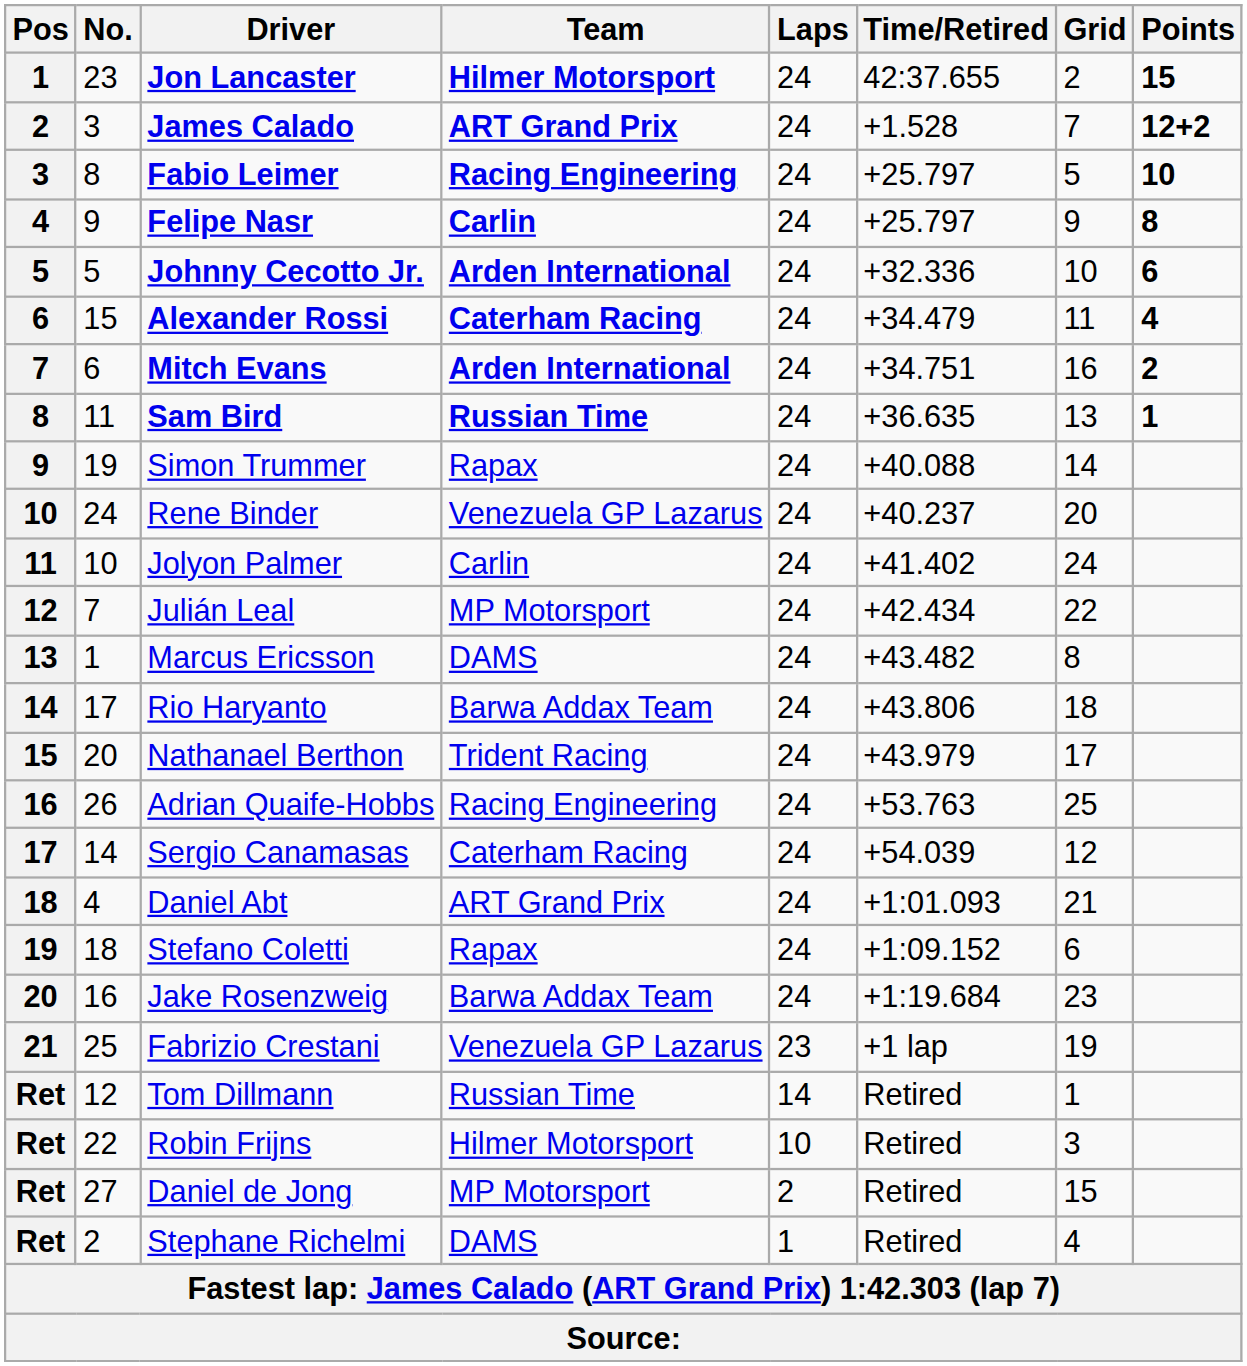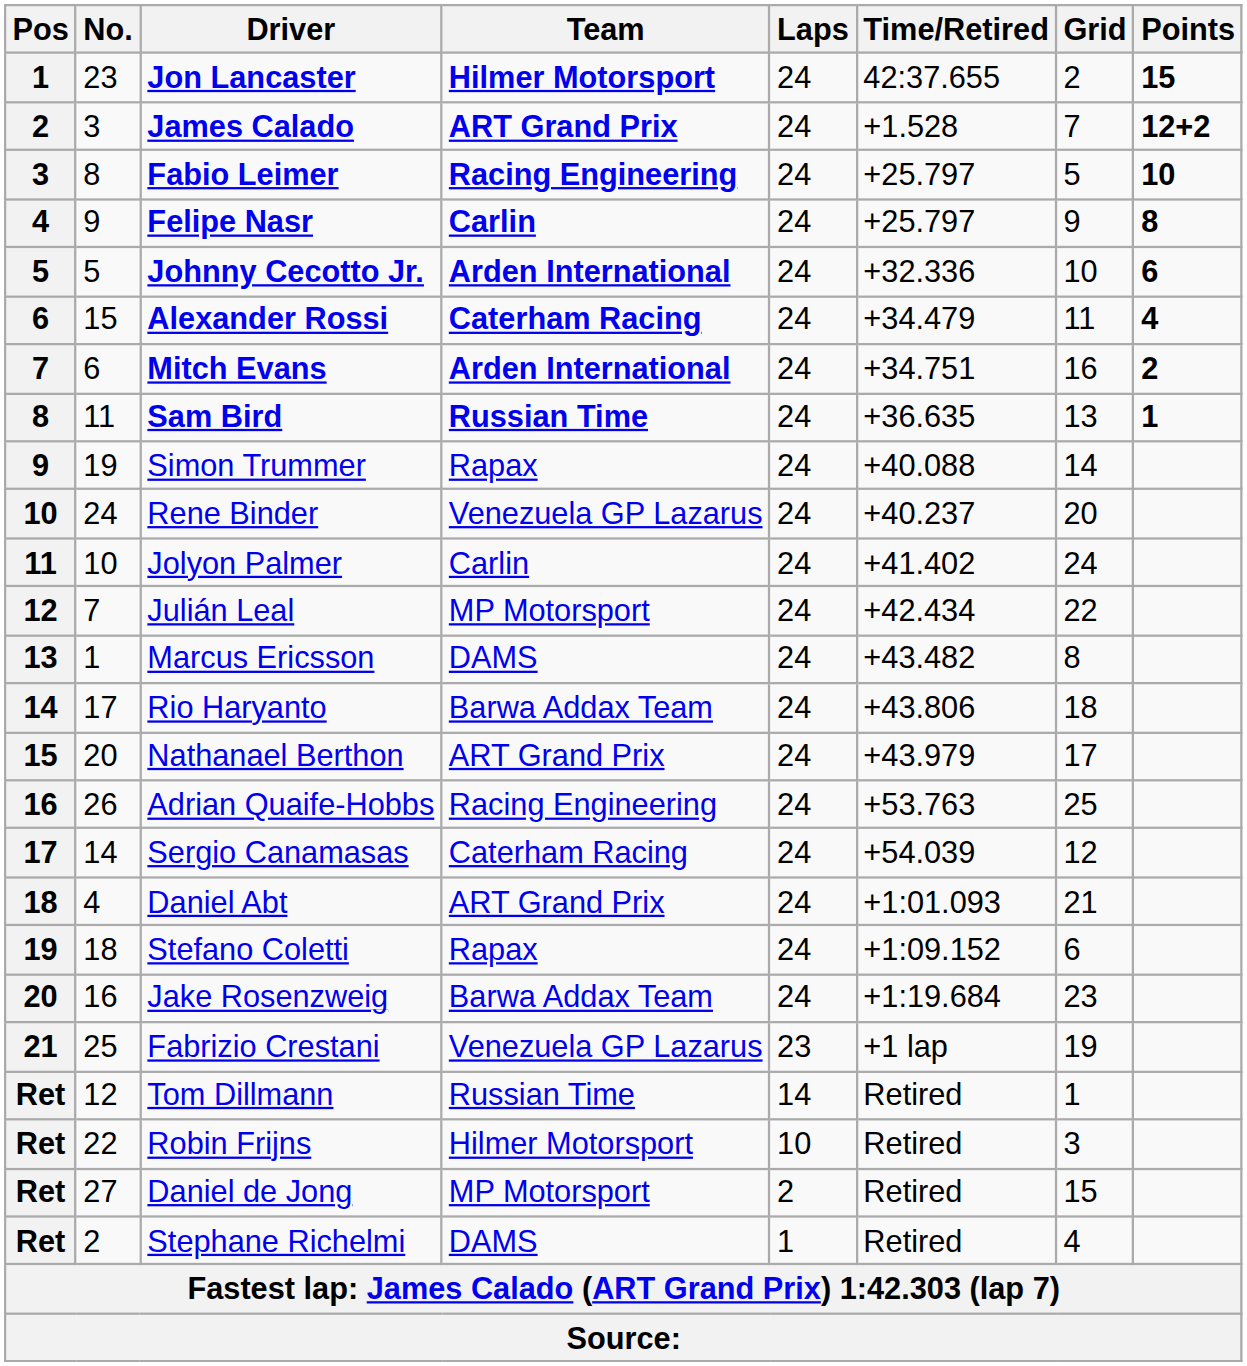(548, 756) Trident Racing -> (557, 756) ART Grand Prix
